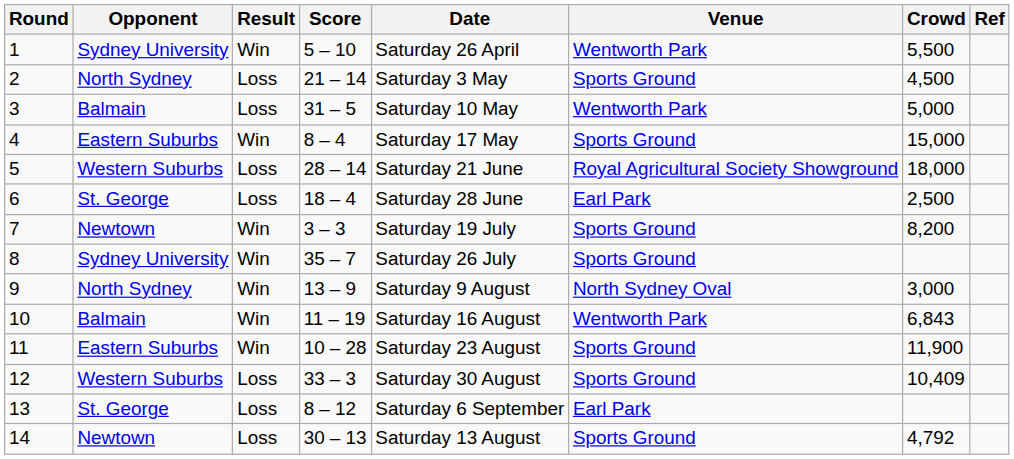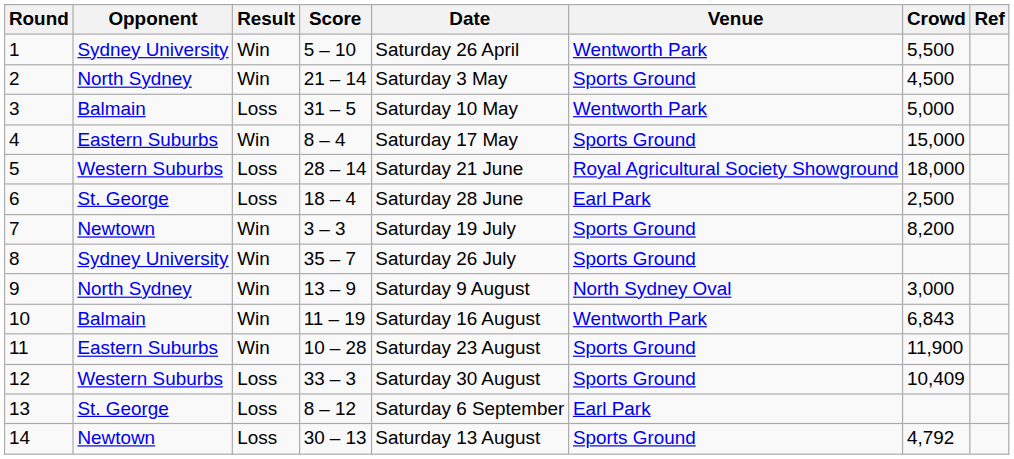(257, 79) Loss -> (253, 79) Win
